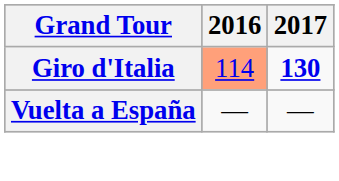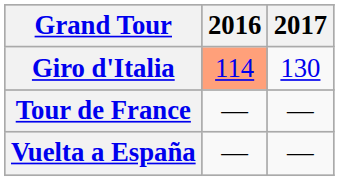(300, 68) bold -> (300, 68) normal
+ row: (103, 110)
